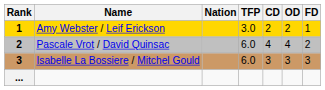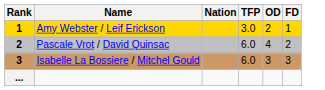- column: (273, 12)
